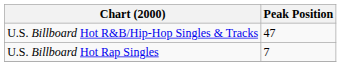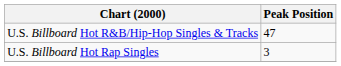(267, 52) 7 -> (267, 52) 3
